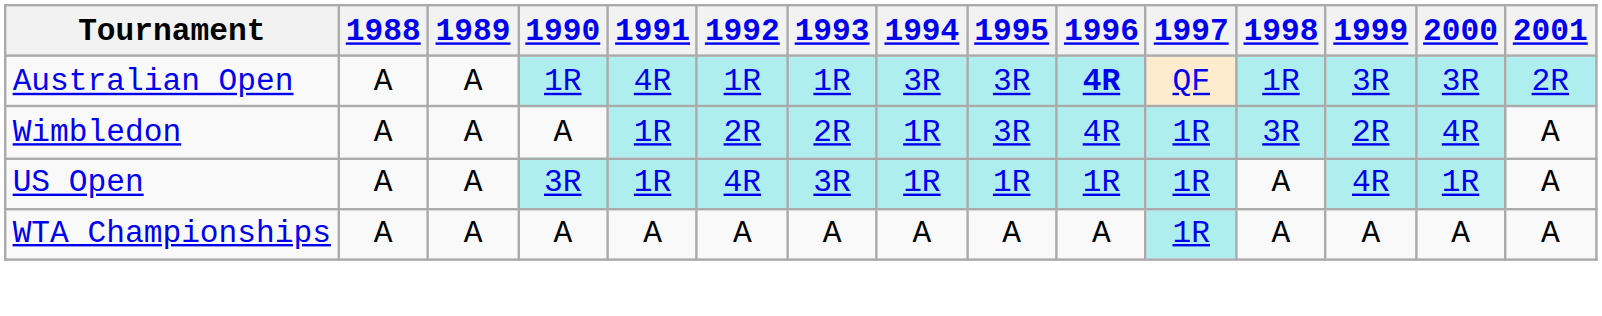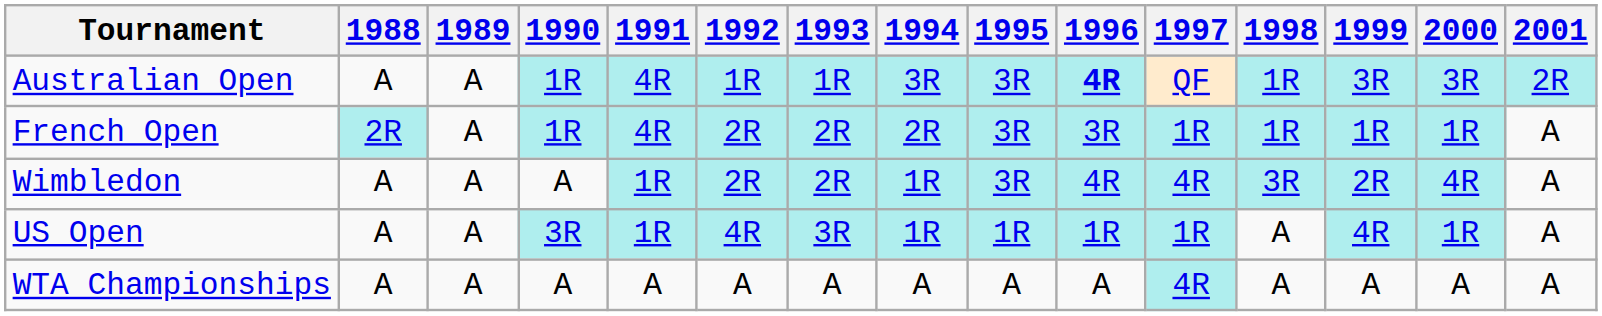+ row: (116, 132)
(1191, 132) 1R -> (1191, 183) 4R
(1191, 234) 1R -> (1191, 285) 4R
